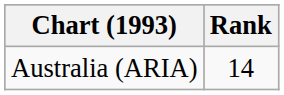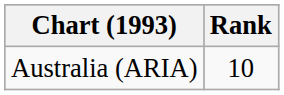(241, 67) 14 -> (241, 67) 10
